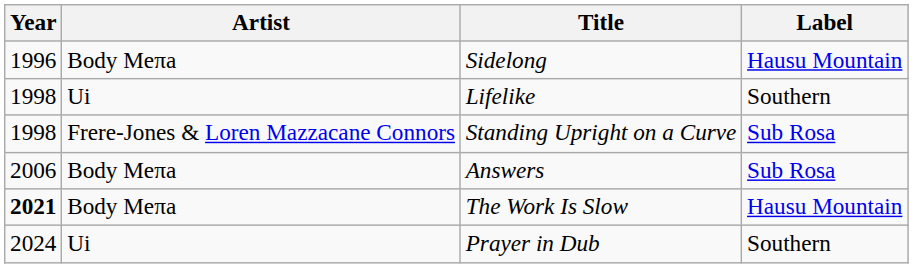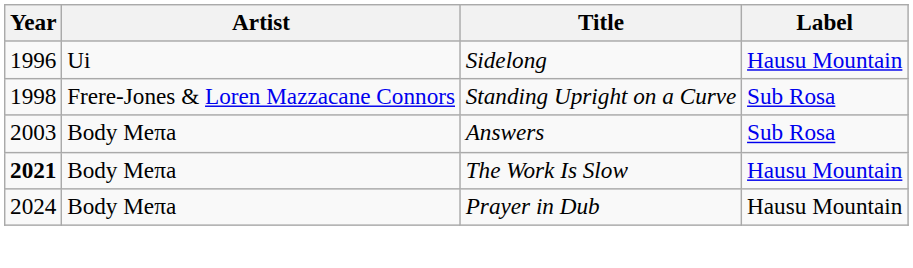(122, 59) Body Meπa -> (79, 59) Ui
- row: (500, 96)
(33, 170) 2006 -> (33, 133) 2003
(79, 243) Ui -> (122, 206) Body Meπa
(789, 243) Southern -> (825, 206) Hausu Mountain
